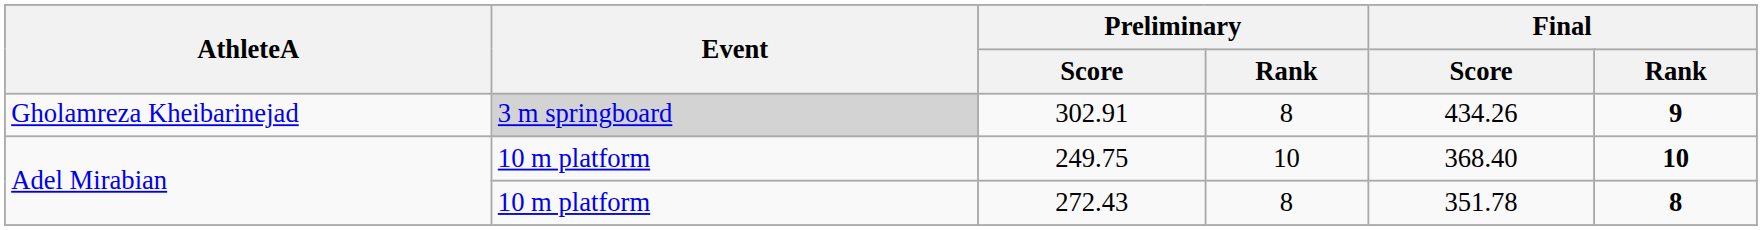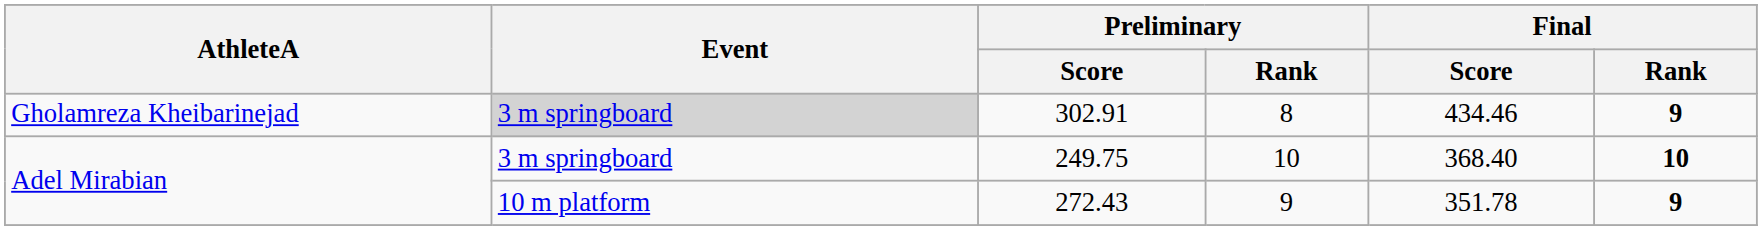(1481, 114) 434.26 -> (1481, 114) 434.46
(574, 158) 10 m platform -> (585, 158) 3 m springboard
(1286, 202) 8 -> (1286, 202) 9
(1676, 202) 8 -> (1676, 202) 9
